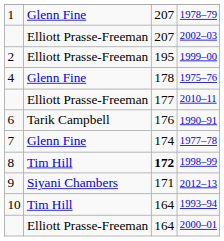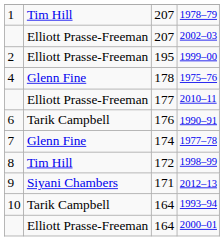(57, 15) Glenn Fine -> (50, 15) Tim Hill
(164, 162) bold -> (164, 162) normal
(50, 204) Tim Hill -> (68, 204) Tarik Campbell
